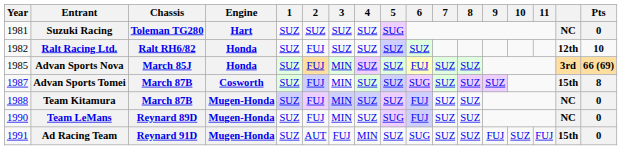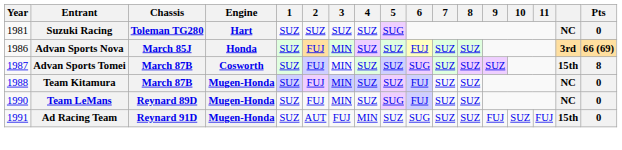- row: (79, 47)
(18, 65) 1985 -> (18, 47) 1986
